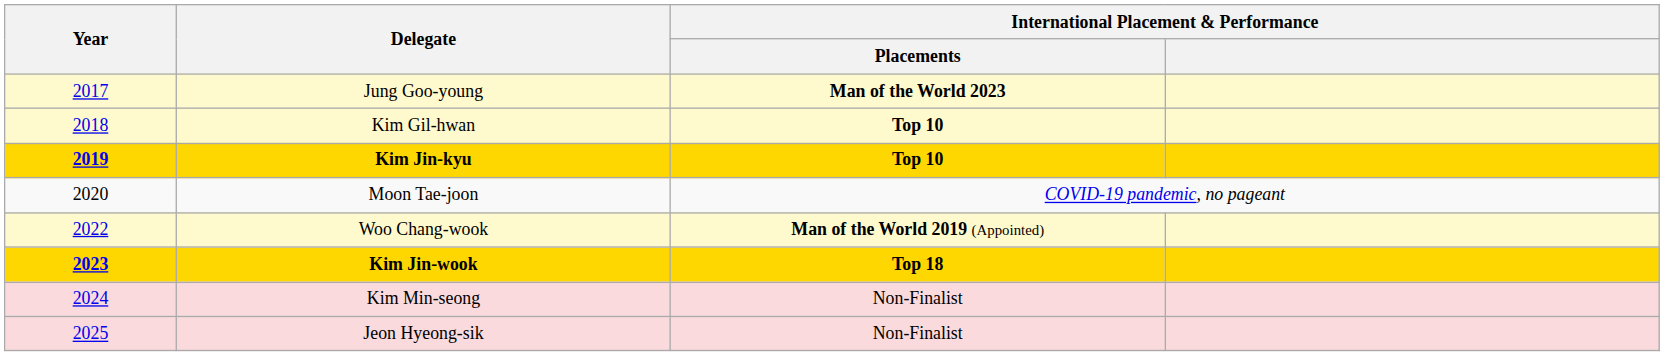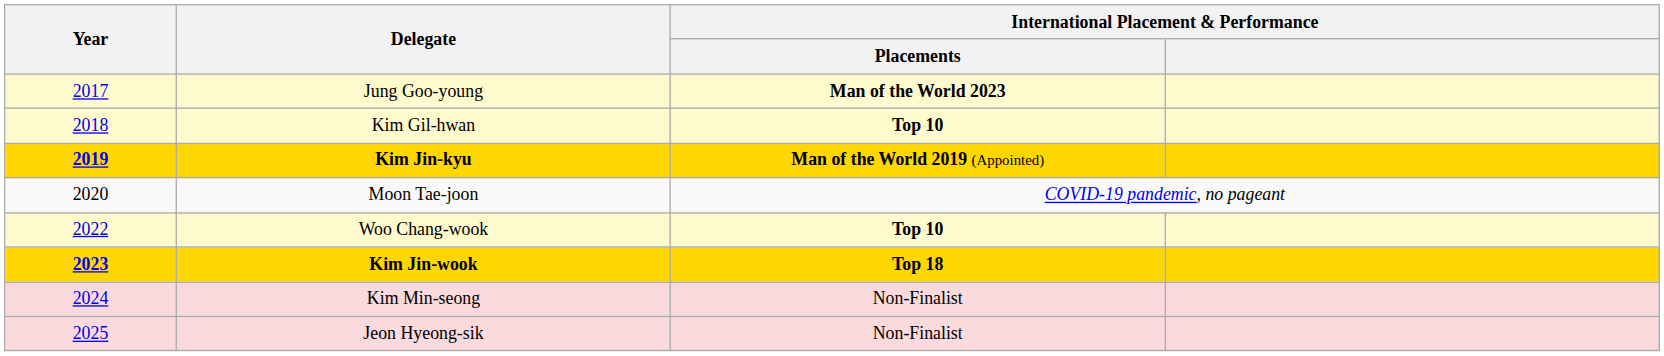(918, 159) Top 10 -> (918, 159) Man of the World 2019 (Appointed)
(918, 229) Man of the World 2019 (Appointed) -> (918, 229) Top 10
